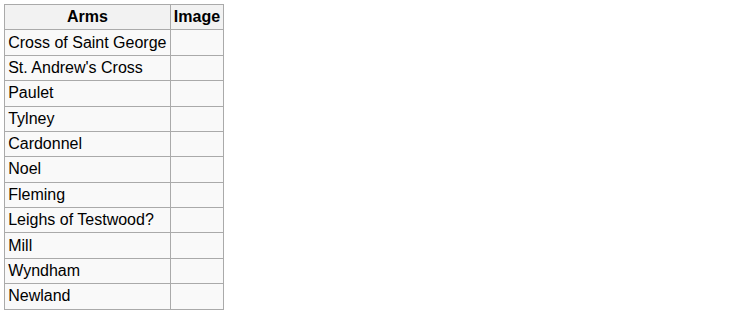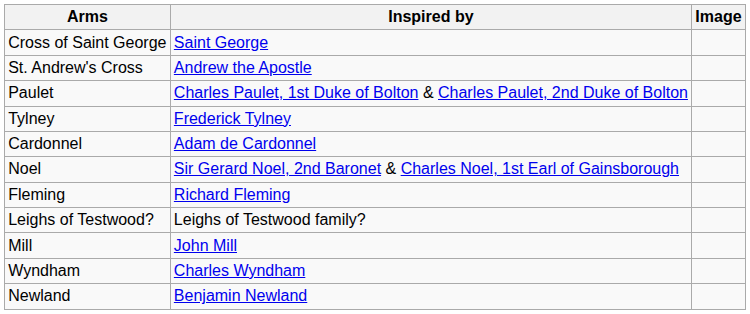+ column: (431, 17)
